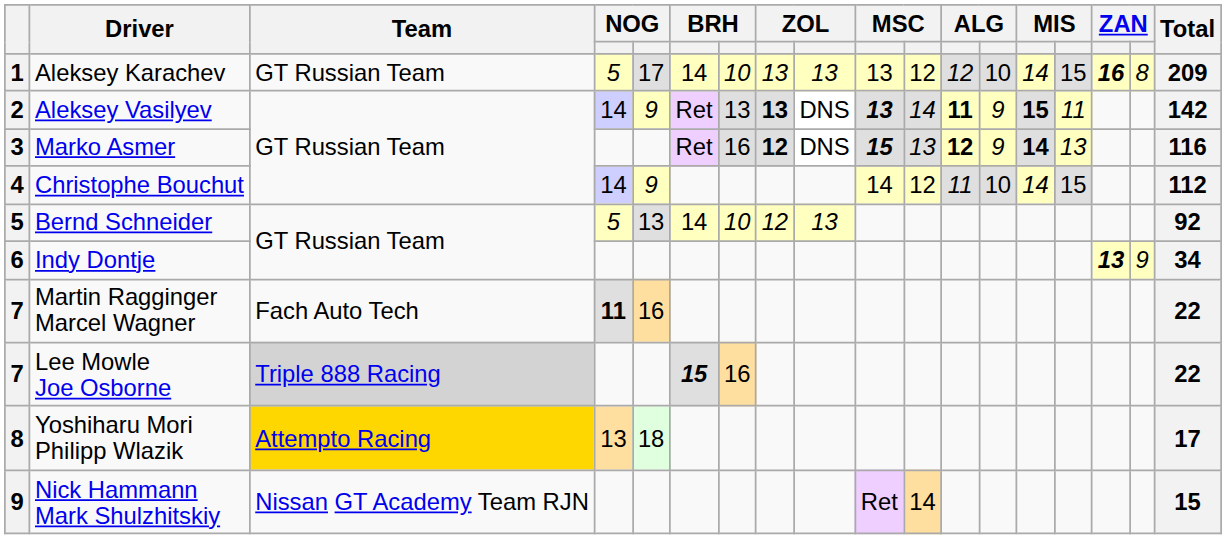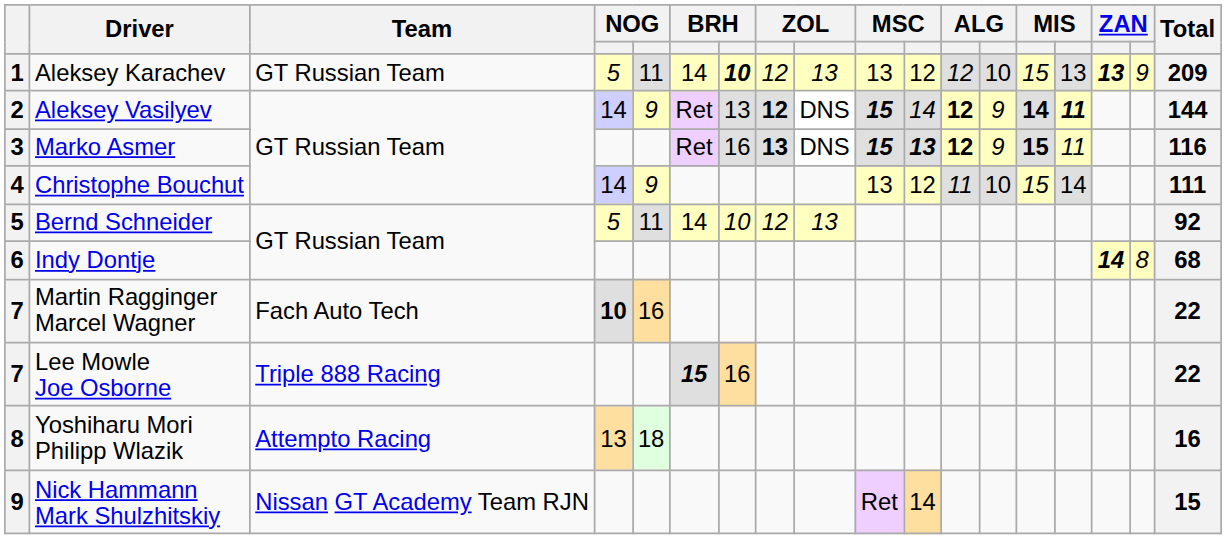(651, 72) 17 -> (651, 72) 11
(737, 72) normal -> (737, 72) bold
(775, 72) 13 -> (775, 72) 12
(1036, 72) 14 -> (1036, 72) 15
(1073, 72) 15 -> (1073, 72) 13
(1111, 72) 16 -> (1111, 72) 13
(1142, 72) 8 -> (1142, 72) 9
(775, 110) 13 -> (775, 110) 12
(879, 110) 13 -> (879, 110) 15
(960, 110) 11 -> (960, 110) 12
(1036, 110) 15 -> (1036, 110) 14
(1073, 110) normal -> (1073, 110) bold
(1188, 110) 142 -> (1188, 110) 144
(775, 147) 12 -> (775, 147) 13
(922, 147) normal -> (922, 147) bold
(1036, 147) 14 -> (1036, 147) 15
(1073, 147) 13 -> (1073, 147) 11
(879, 185) 14 -> (879, 185) 13
(1036, 185) 14 -> (1036, 185) 15
(1073, 185) 15 -> (1073, 185) 14
(1188, 185) 112 -> (1188, 185) 111
(651, 222) 13 -> (651, 222) 11
(1111, 260) 13 -> (1111, 260) 14
(1142, 260) 9 -> (1142, 260) 8
(1188, 260) 34 -> (1188, 260) 68
(613, 310) 11 -> (613, 310) 10
(348, 374) lightgrey background -> (348, 374) no background
(343, 438) gold background -> (343, 438) no background
(1188, 438) 17 -> (1188, 438) 16
